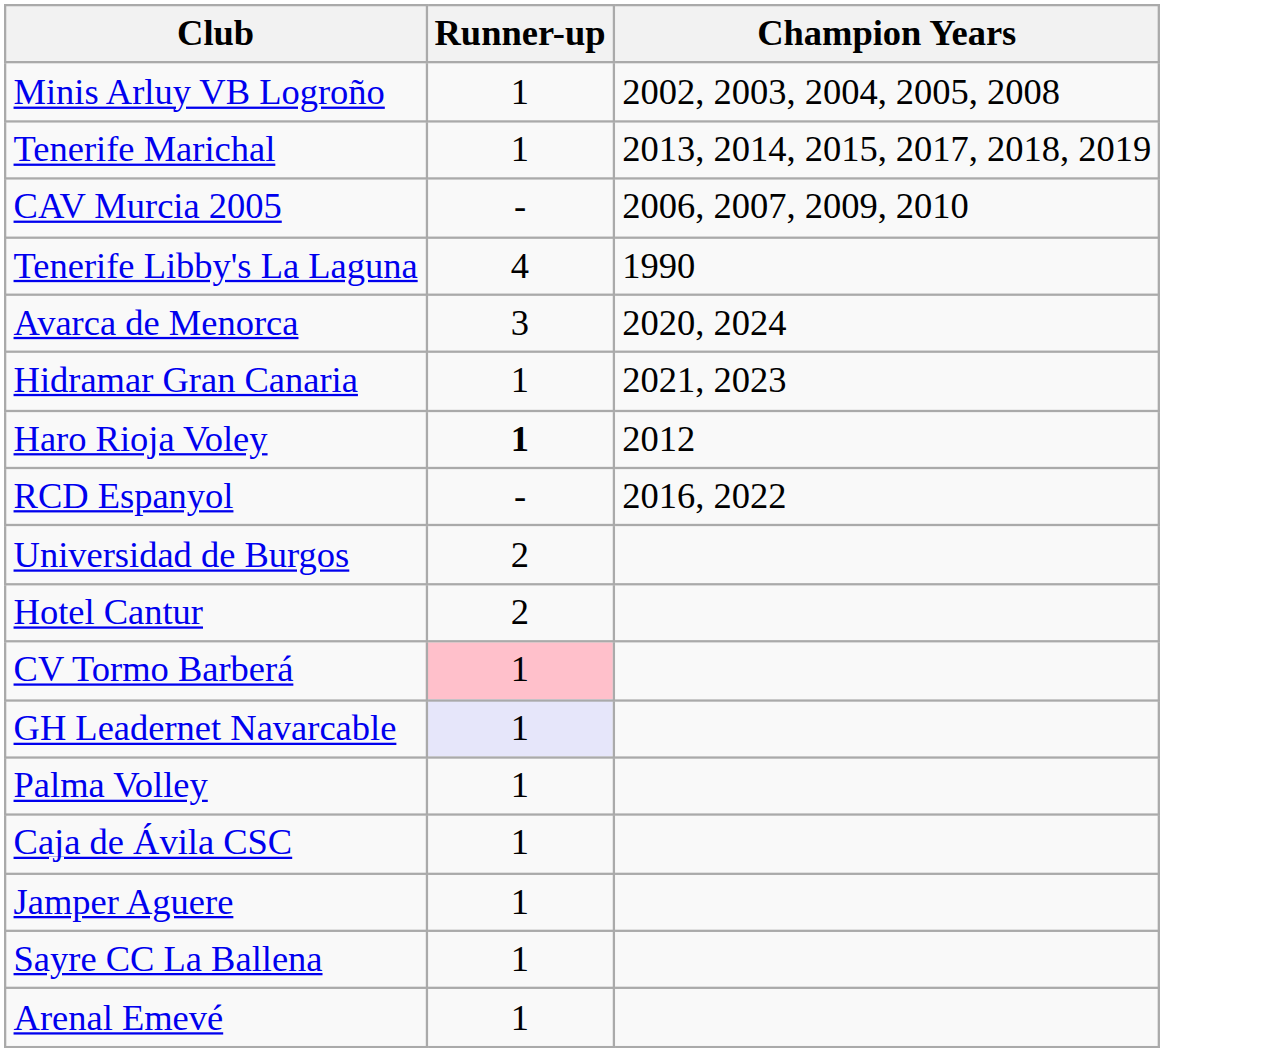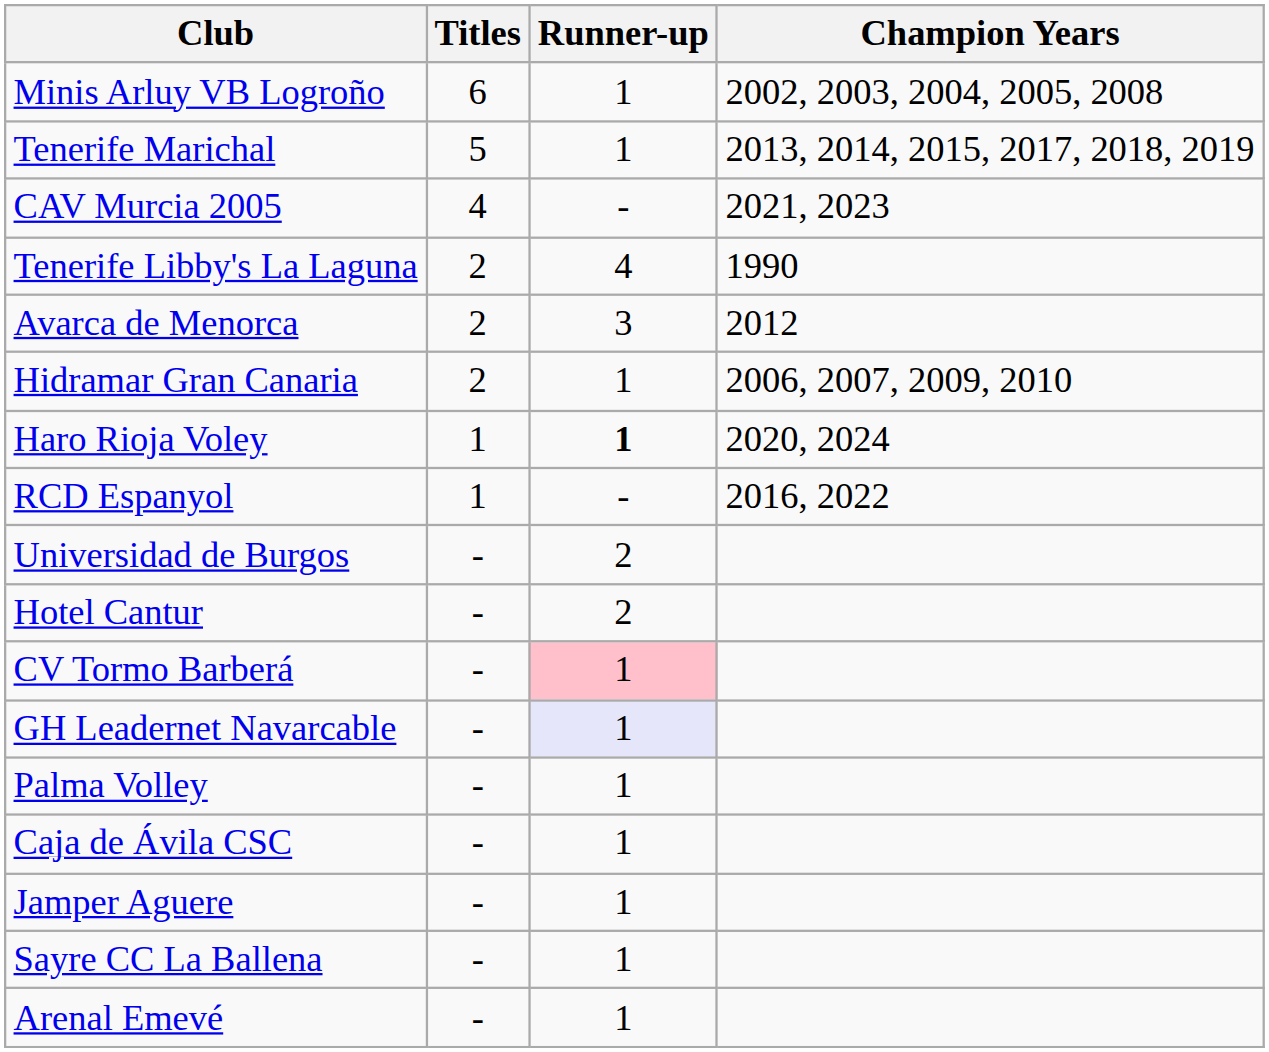+ column: (478, 33)
(796, 206) 2006, 2007, 2009, 2010 -> (808, 206) 2021, 2023
(704, 322) 2020, 2024 -> (762, 322) 2012
(704, 380) 2021, 2023 -> (899, 380) 2006, 2007, 2009, 2010
(659, 438) 2012 -> (808, 438) 2020, 2024
